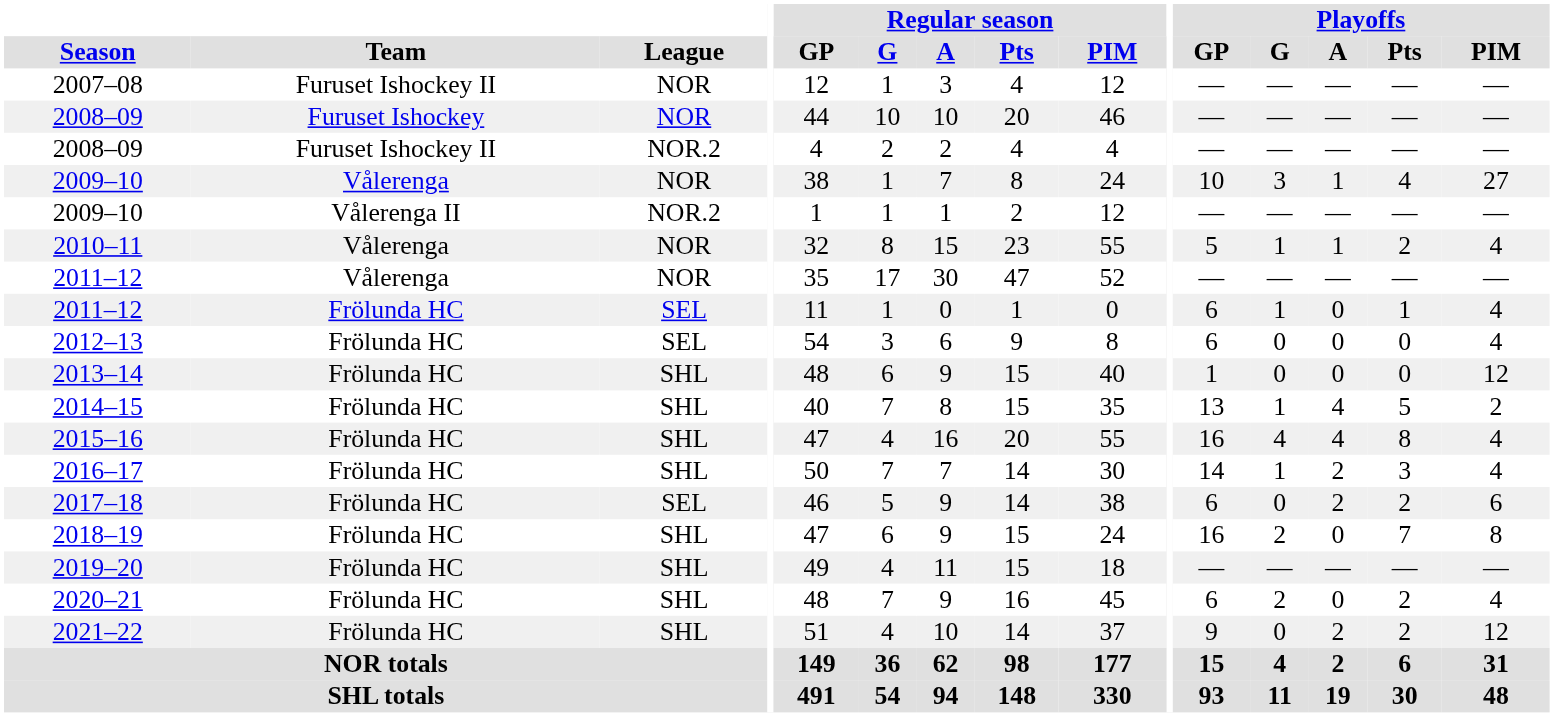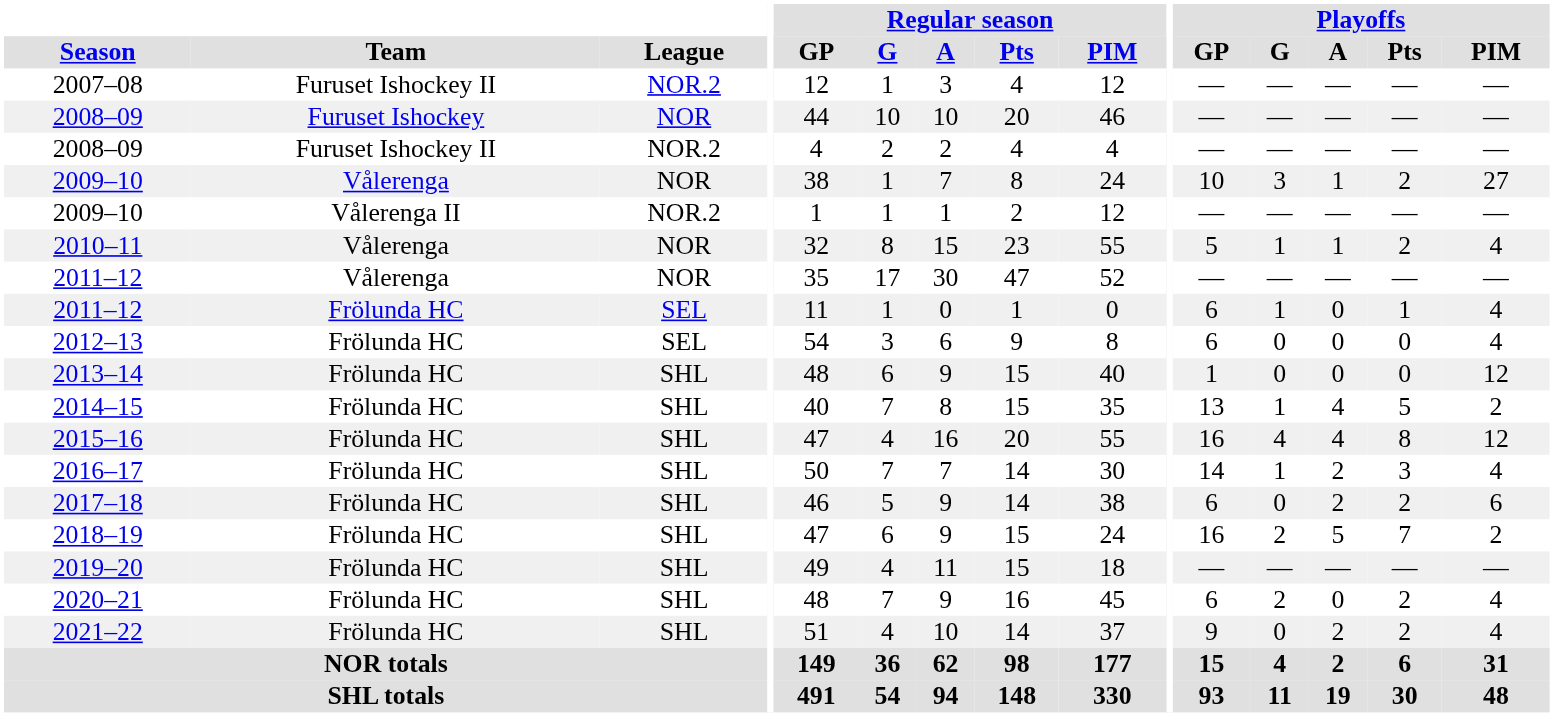(684, 84) NOR -> (684, 84) NOR.2
(1405, 180) 4 -> (1405, 180) 2
(1496, 438) 4 -> (1496, 438) 12
(684, 502) SEL -> (684, 502) SHL
(1338, 534) 0 -> (1338, 534) 5
(1496, 534) 8 -> (1496, 534) 2
(1496, 631) 12 -> (1496, 631) 4
